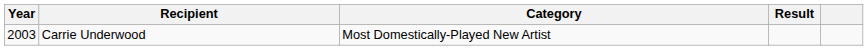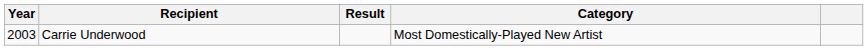columns swapped: (554, 14) <-> (794, 14)
